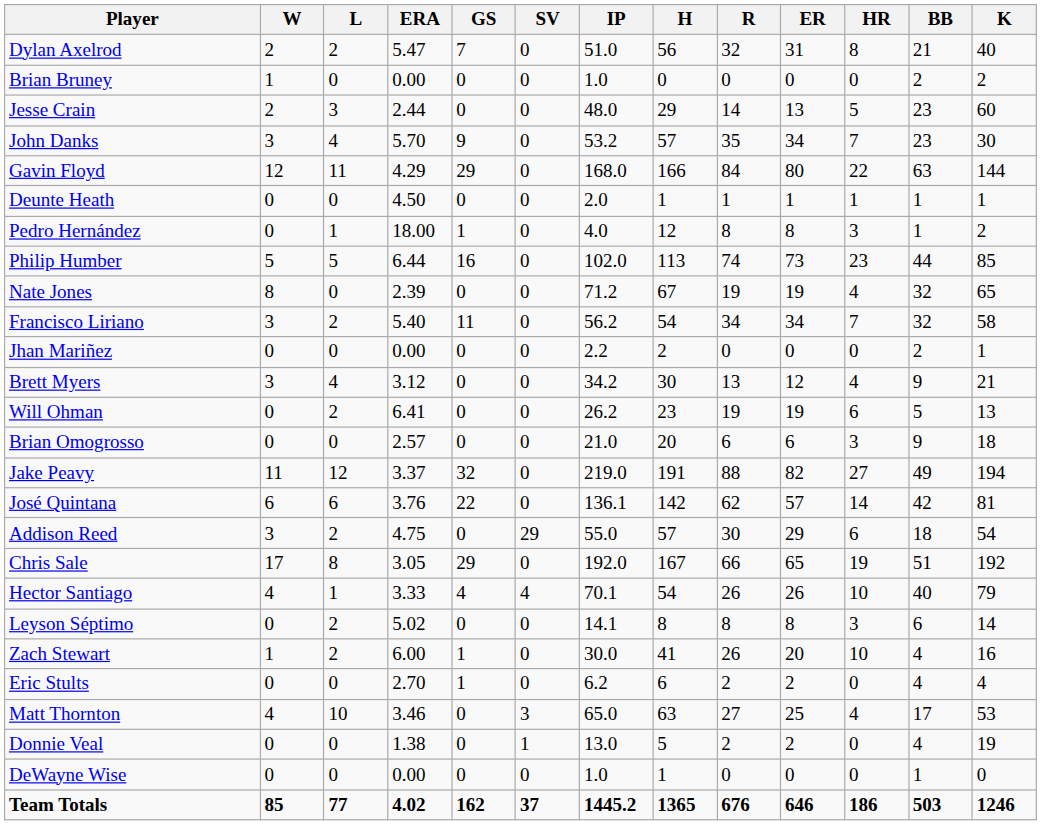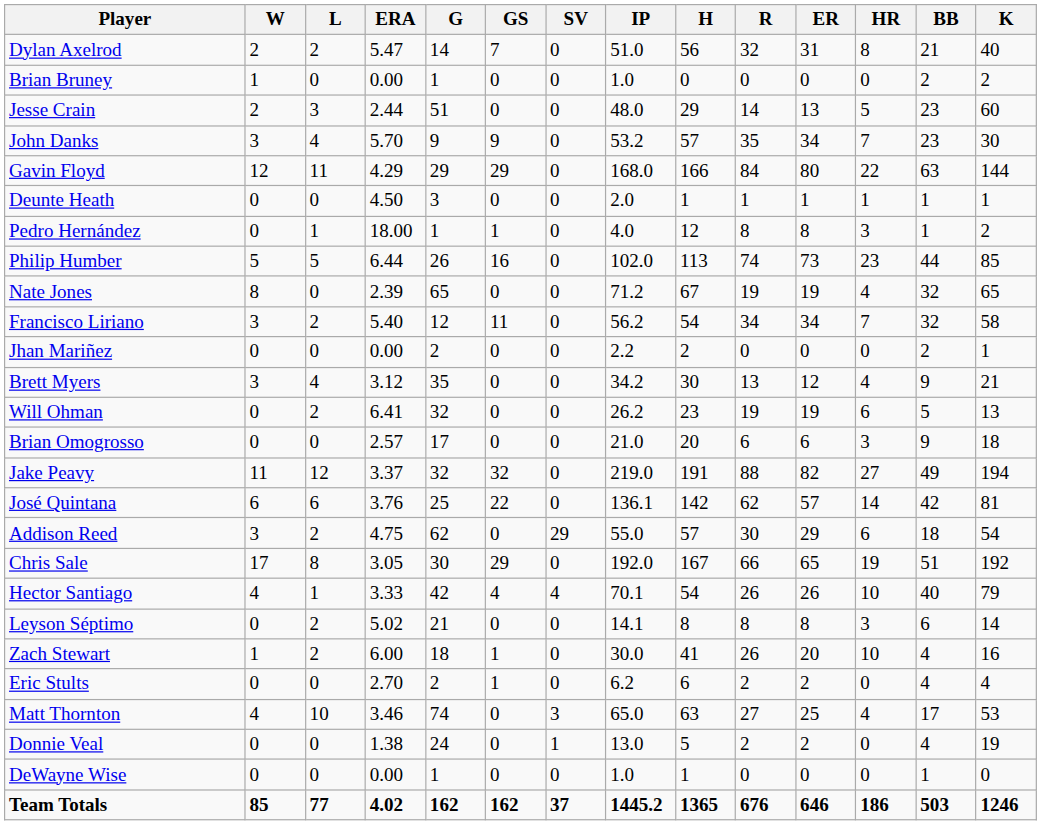+ column: (456, 19)
